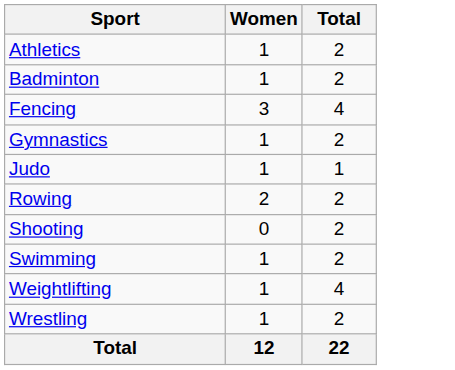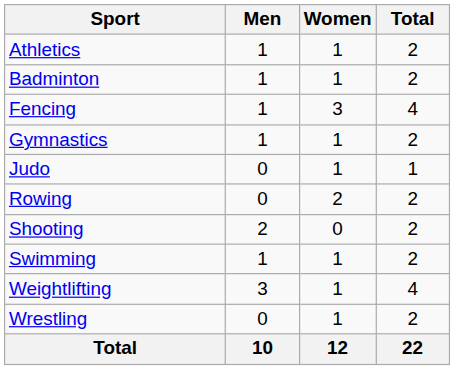+ column: (262, 19)
